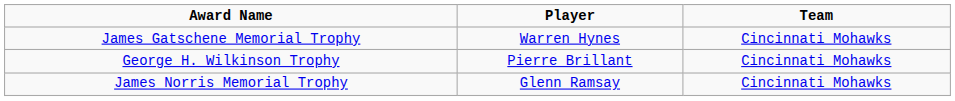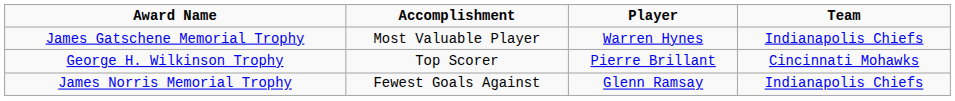+ column: (457, 16)
(816, 39) Cincinnati Mohawks -> (844, 39) Indianapolis Chiefs
(816, 84) Cincinnati Mohawks -> (844, 84) Indianapolis Chiefs
